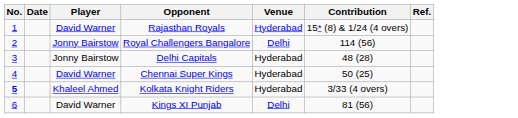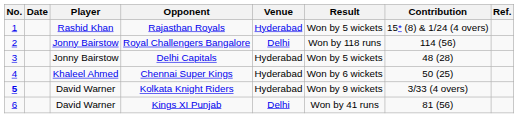+ column: (345, 12)
(86, 27) David Warner -> (86, 27) Rashid Khan
(86, 74) David Warner -> (86, 74) Khaleel Ahmed
(86, 89) Khaleel Ahmed -> (86, 89) David Warner
